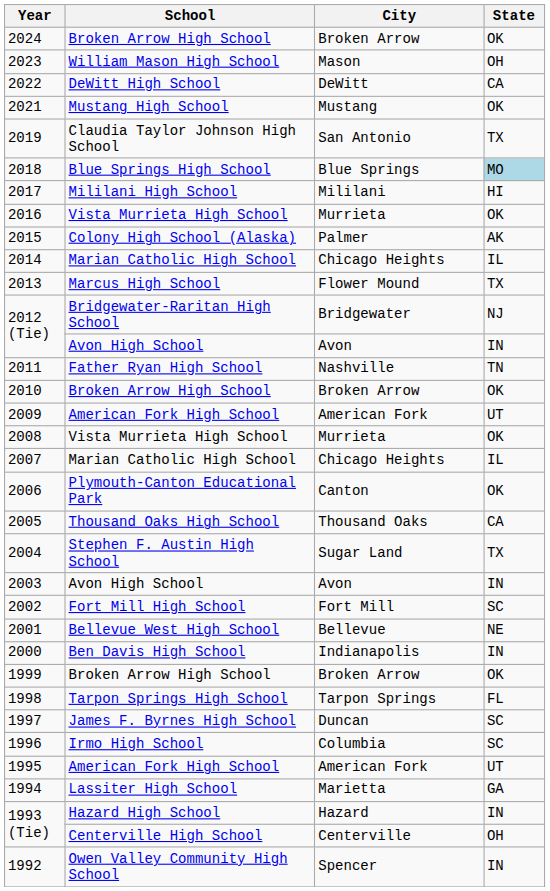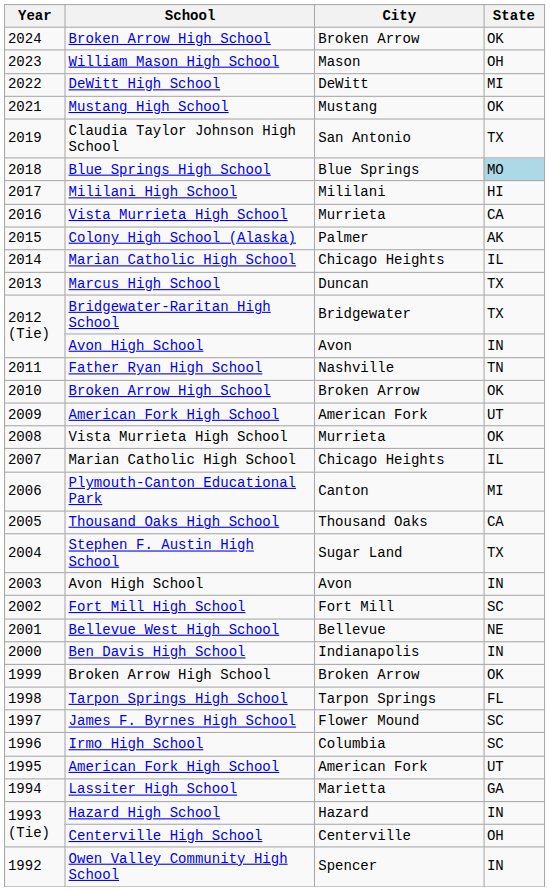(495, 85) CA -> (495, 85) MI
(495, 215) OK -> (495, 215) CA
(369, 284) Flower Mound -> (344, 284) Duncan
(495, 315) NJ -> (495, 315) TX
(495, 491) OK -> (495, 491) MI
(344, 721) Duncan -> (369, 721) Flower Mound
